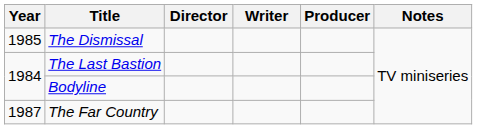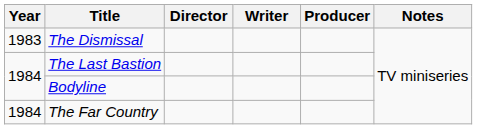(25, 40) 1985 -> (25, 40) 1983
(25, 111) 1987 -> (25, 111) 1984
